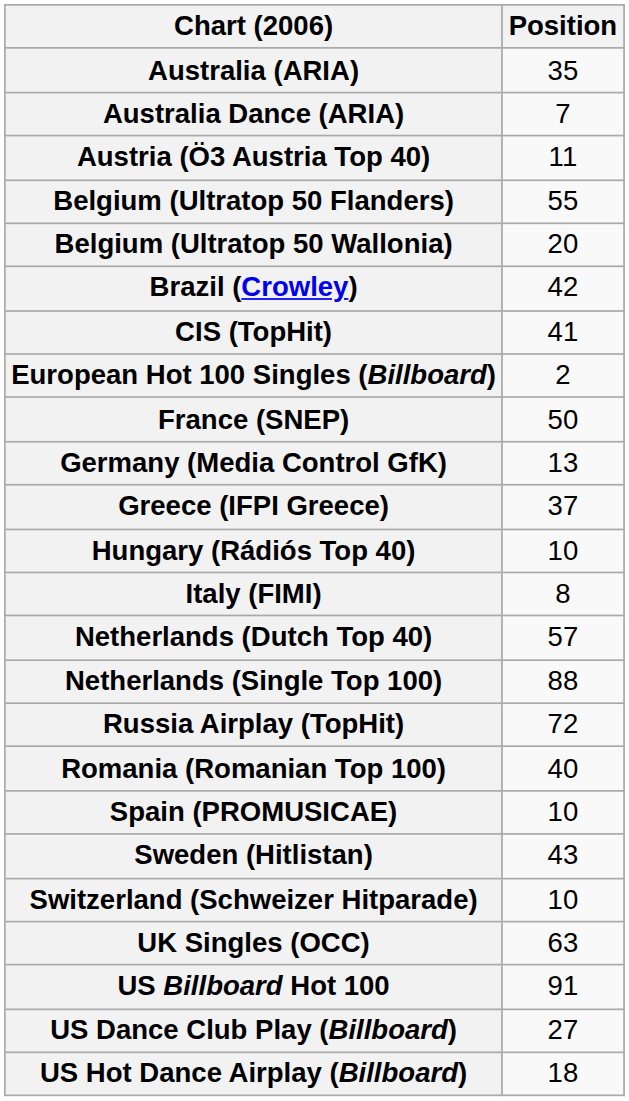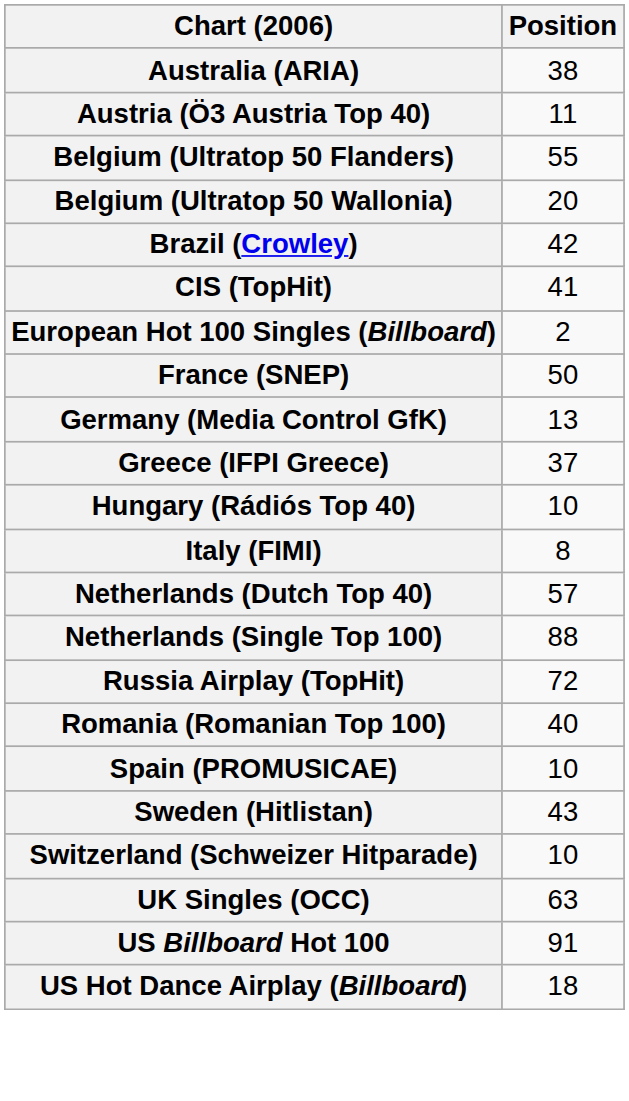(563, 69) 35 -> (563, 69) 38
- row: (254, 113)
- row: (254, 1030)
